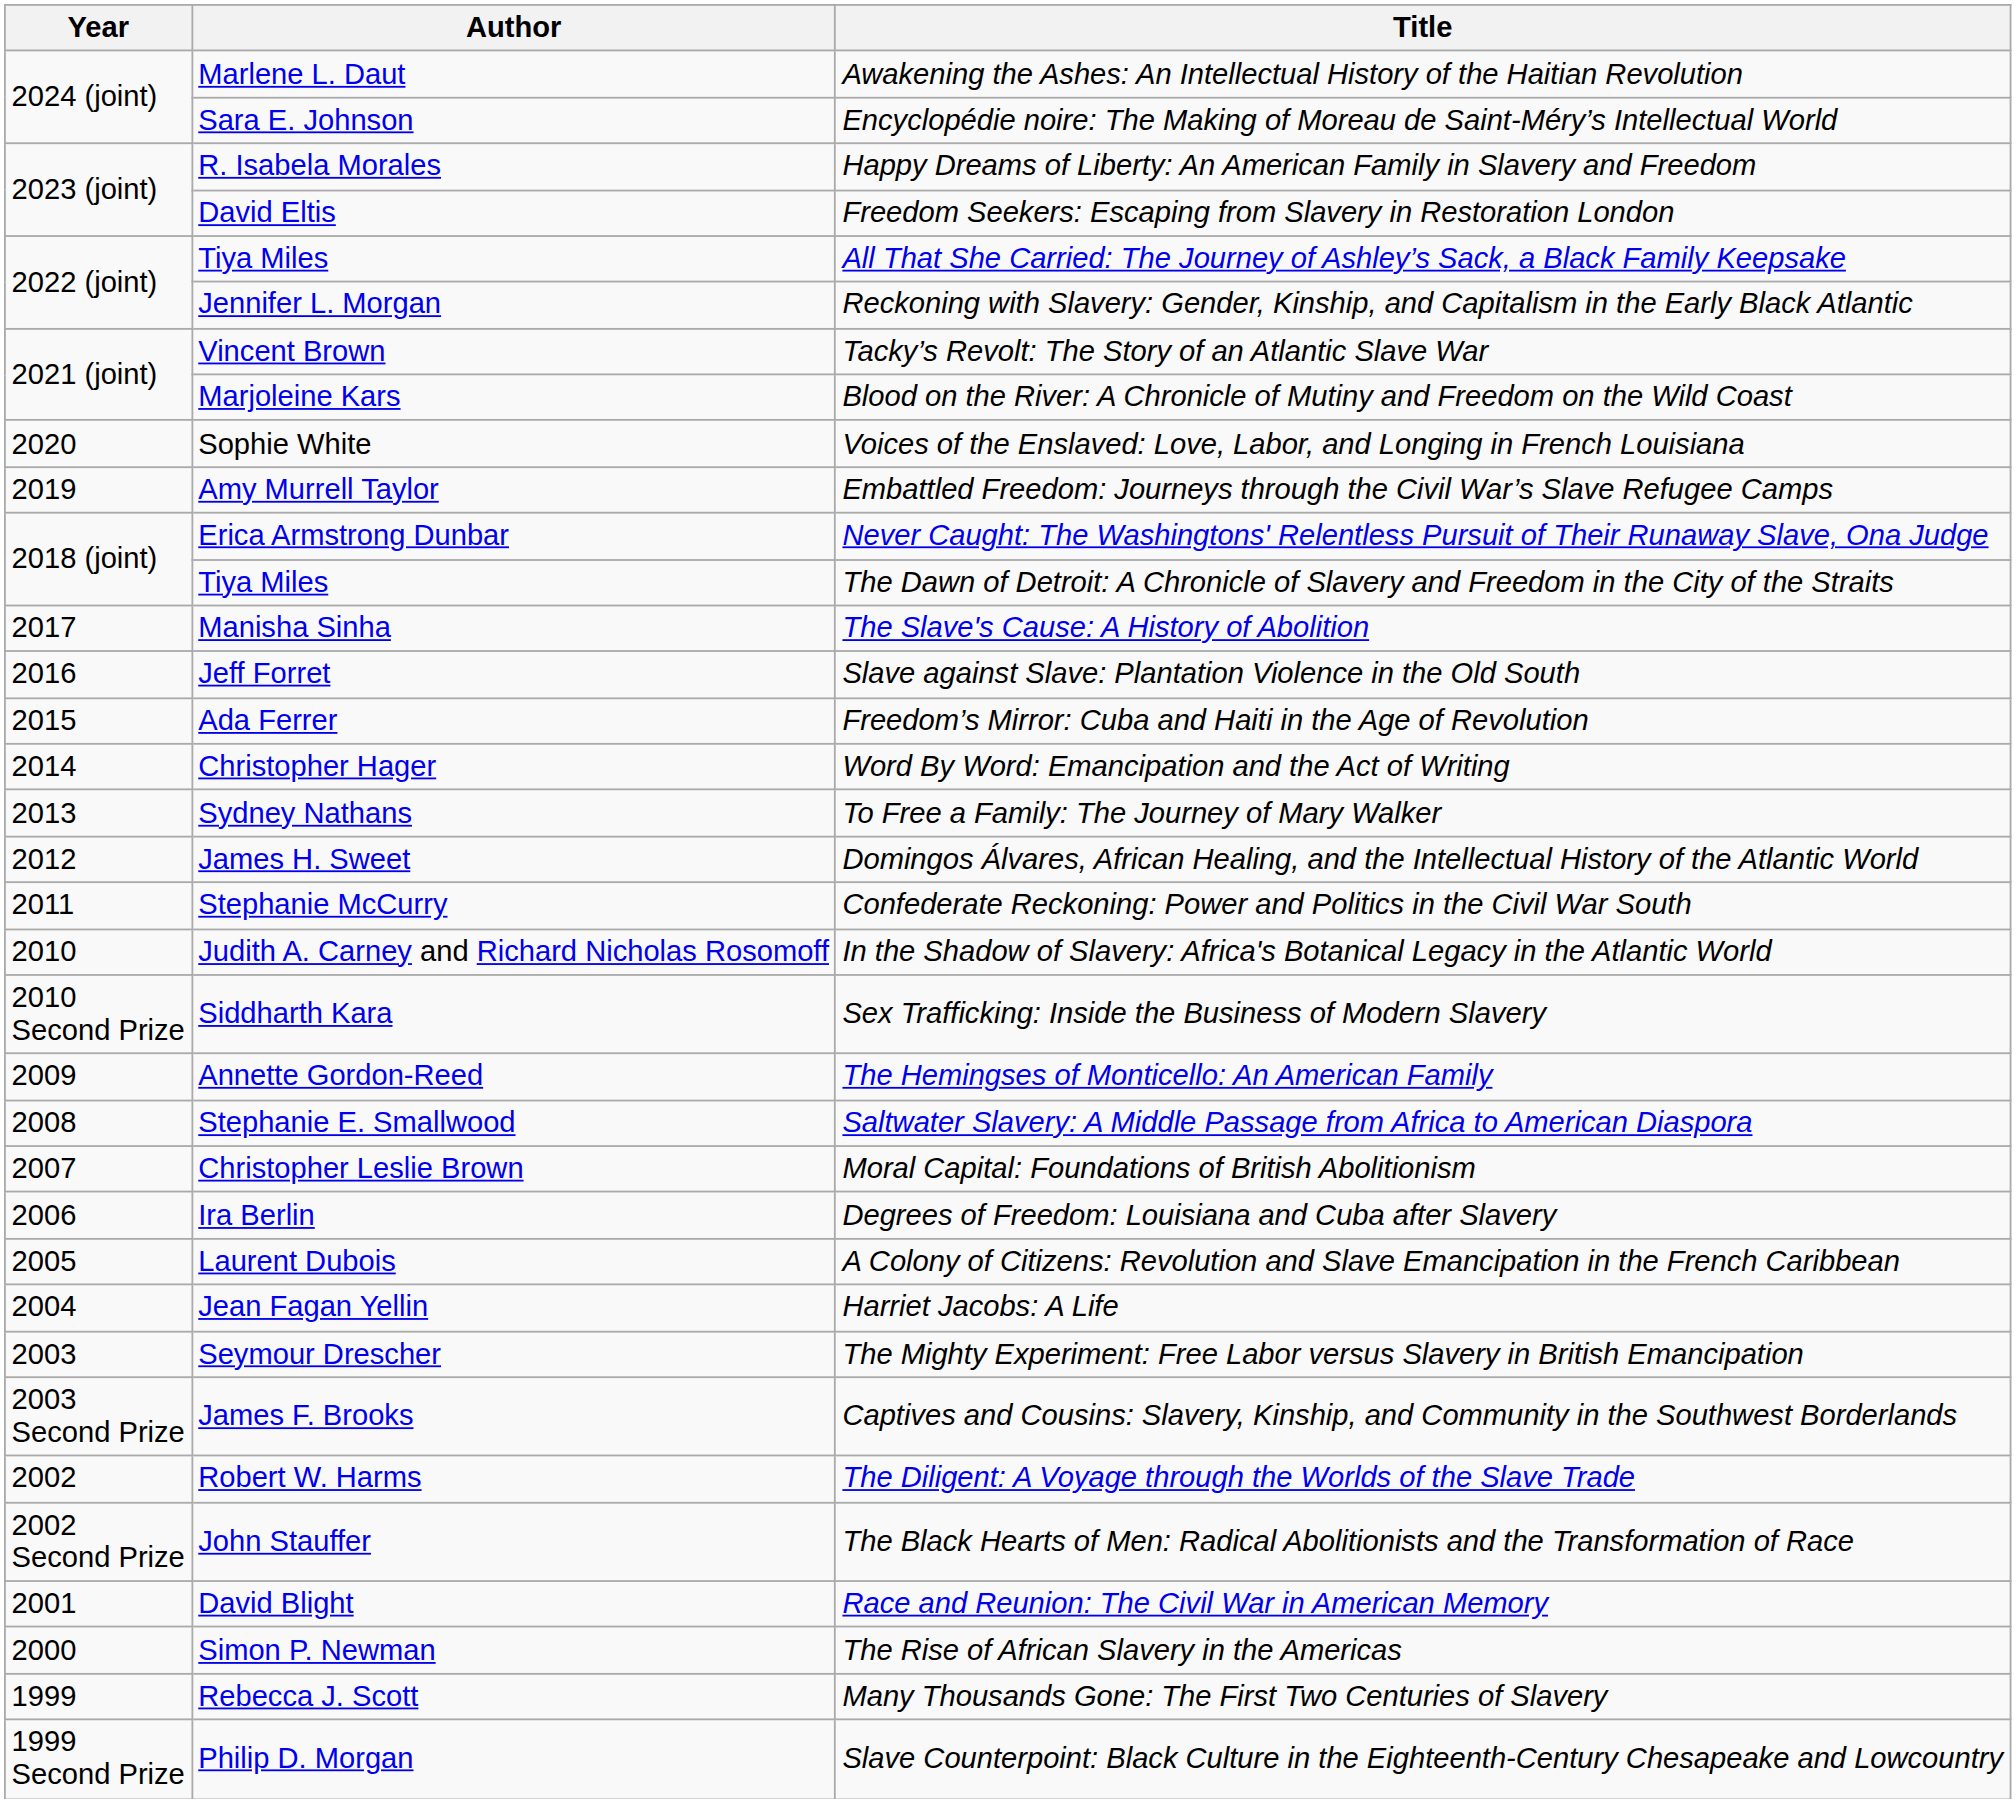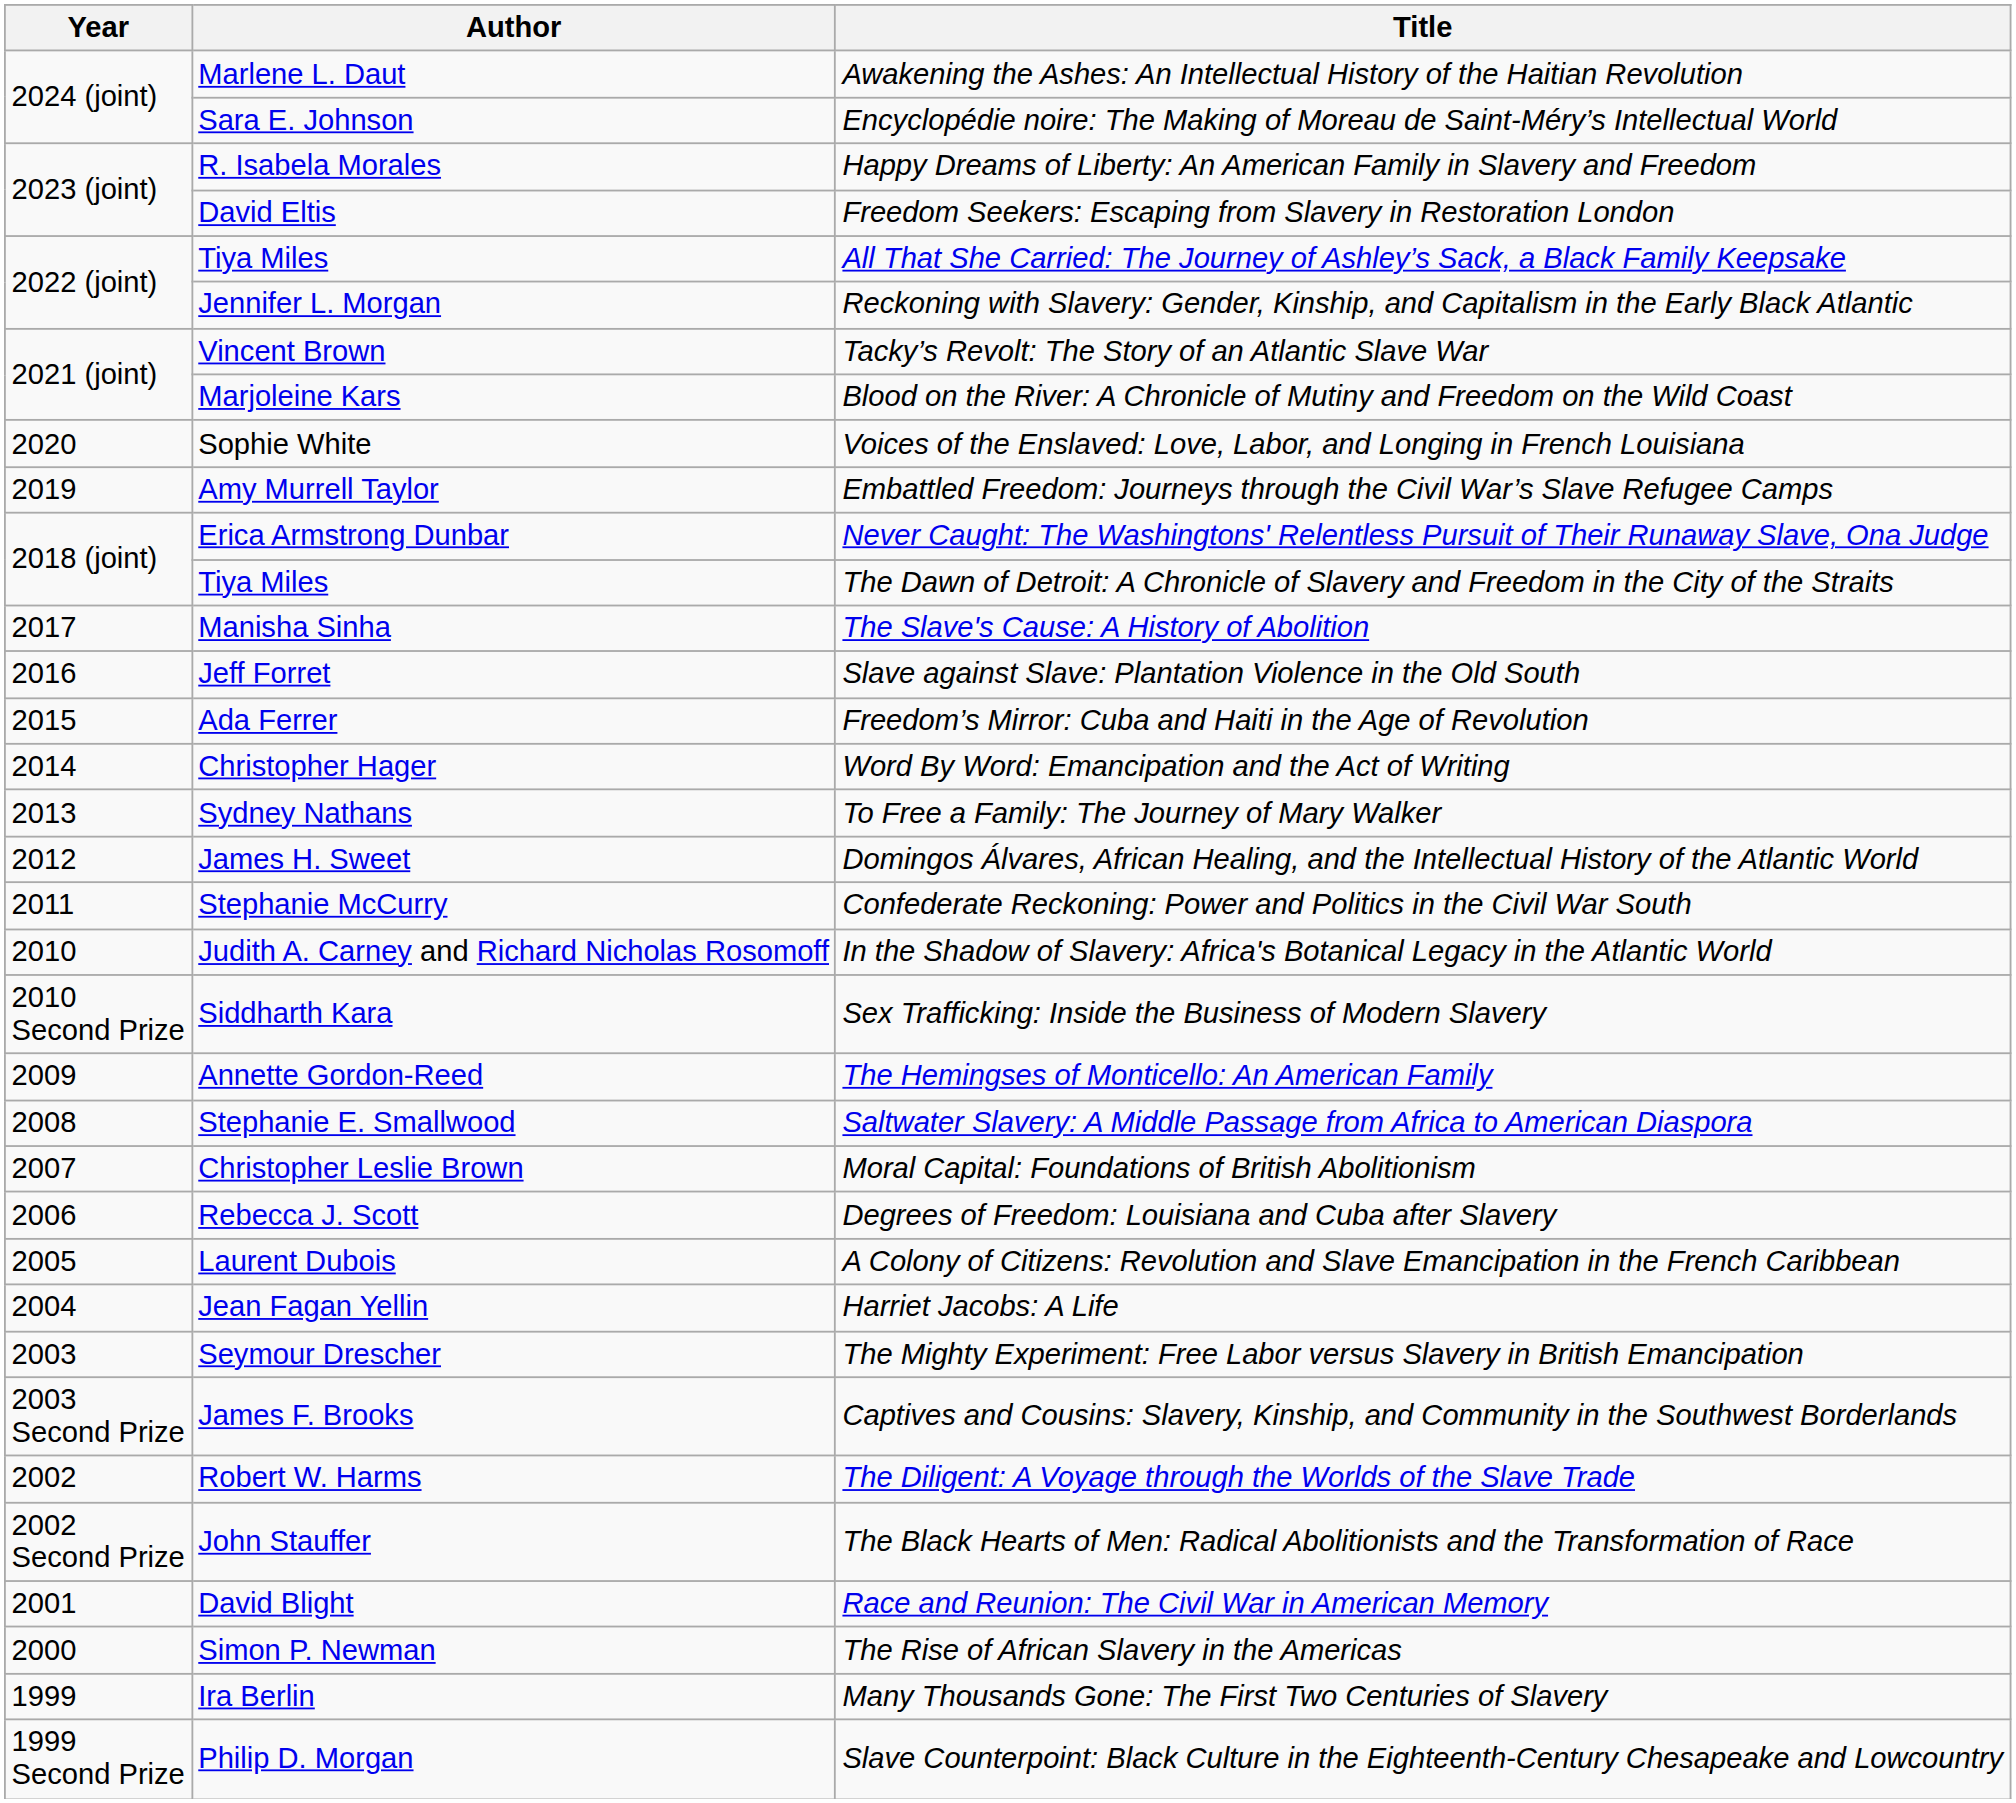(257, 1214) Ira Berlin -> (308, 1214) Rebecca J. Scott
(308, 1696) Rebecca J. Scott -> (257, 1696) Ira Berlin
